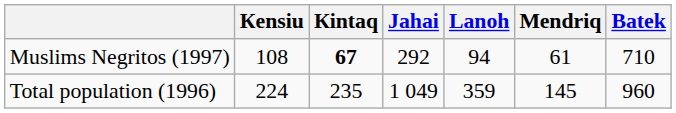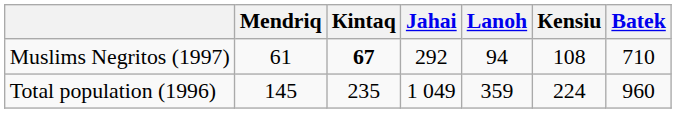columns swapped: (272, 21) <-> (560, 21)
